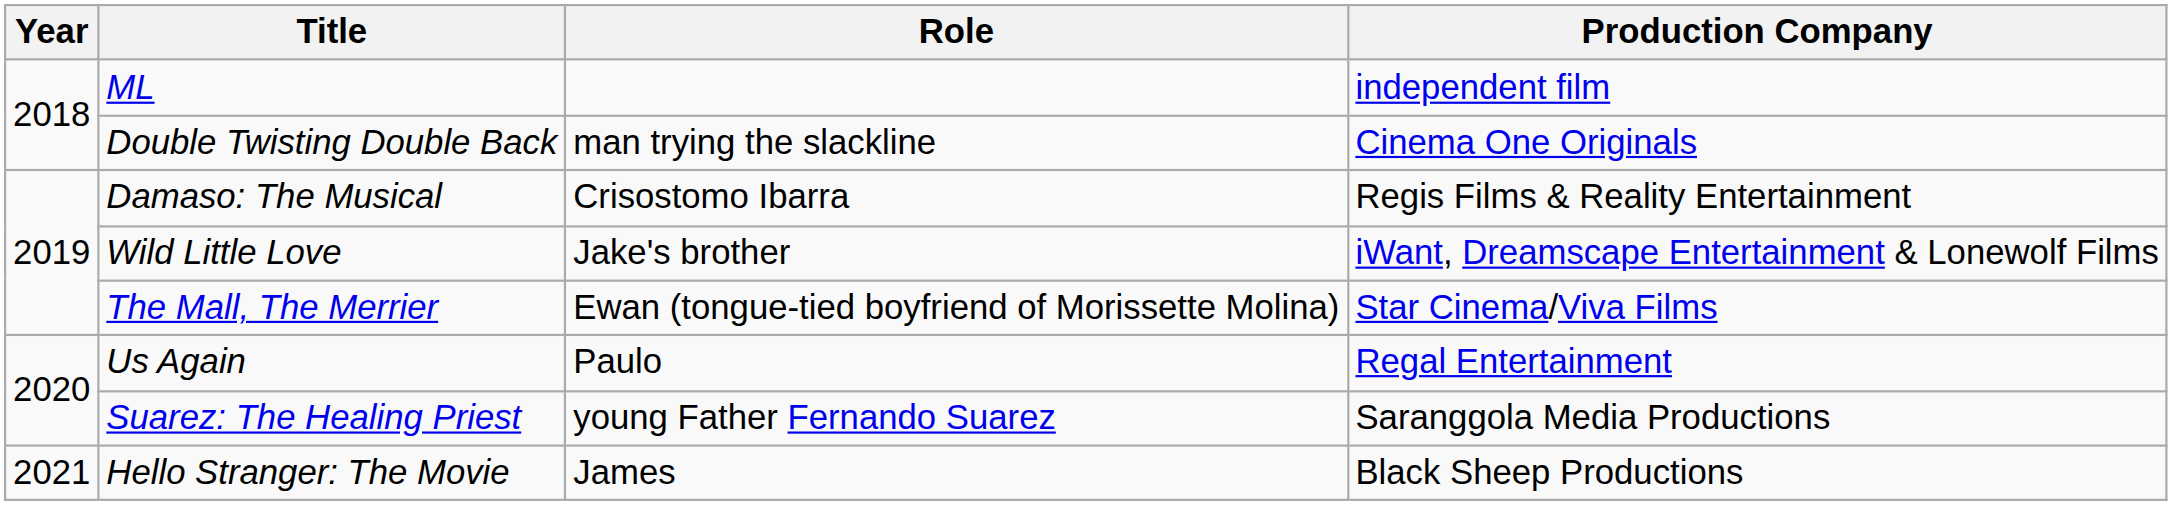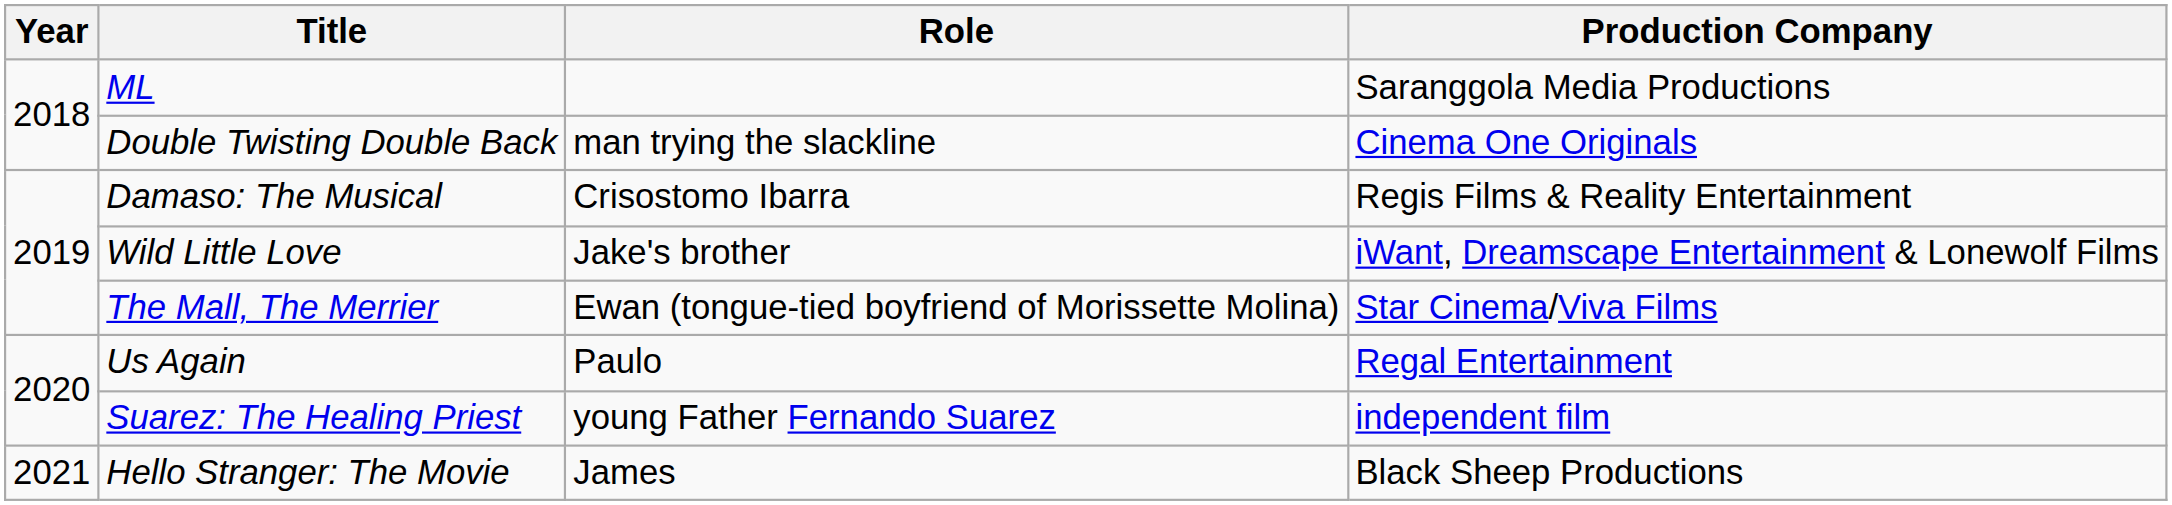(1483, 87) independent film -> (1593, 87) Saranggola Media Productions
(1593, 417) Saranggola Media Productions -> (1483, 417) independent film
